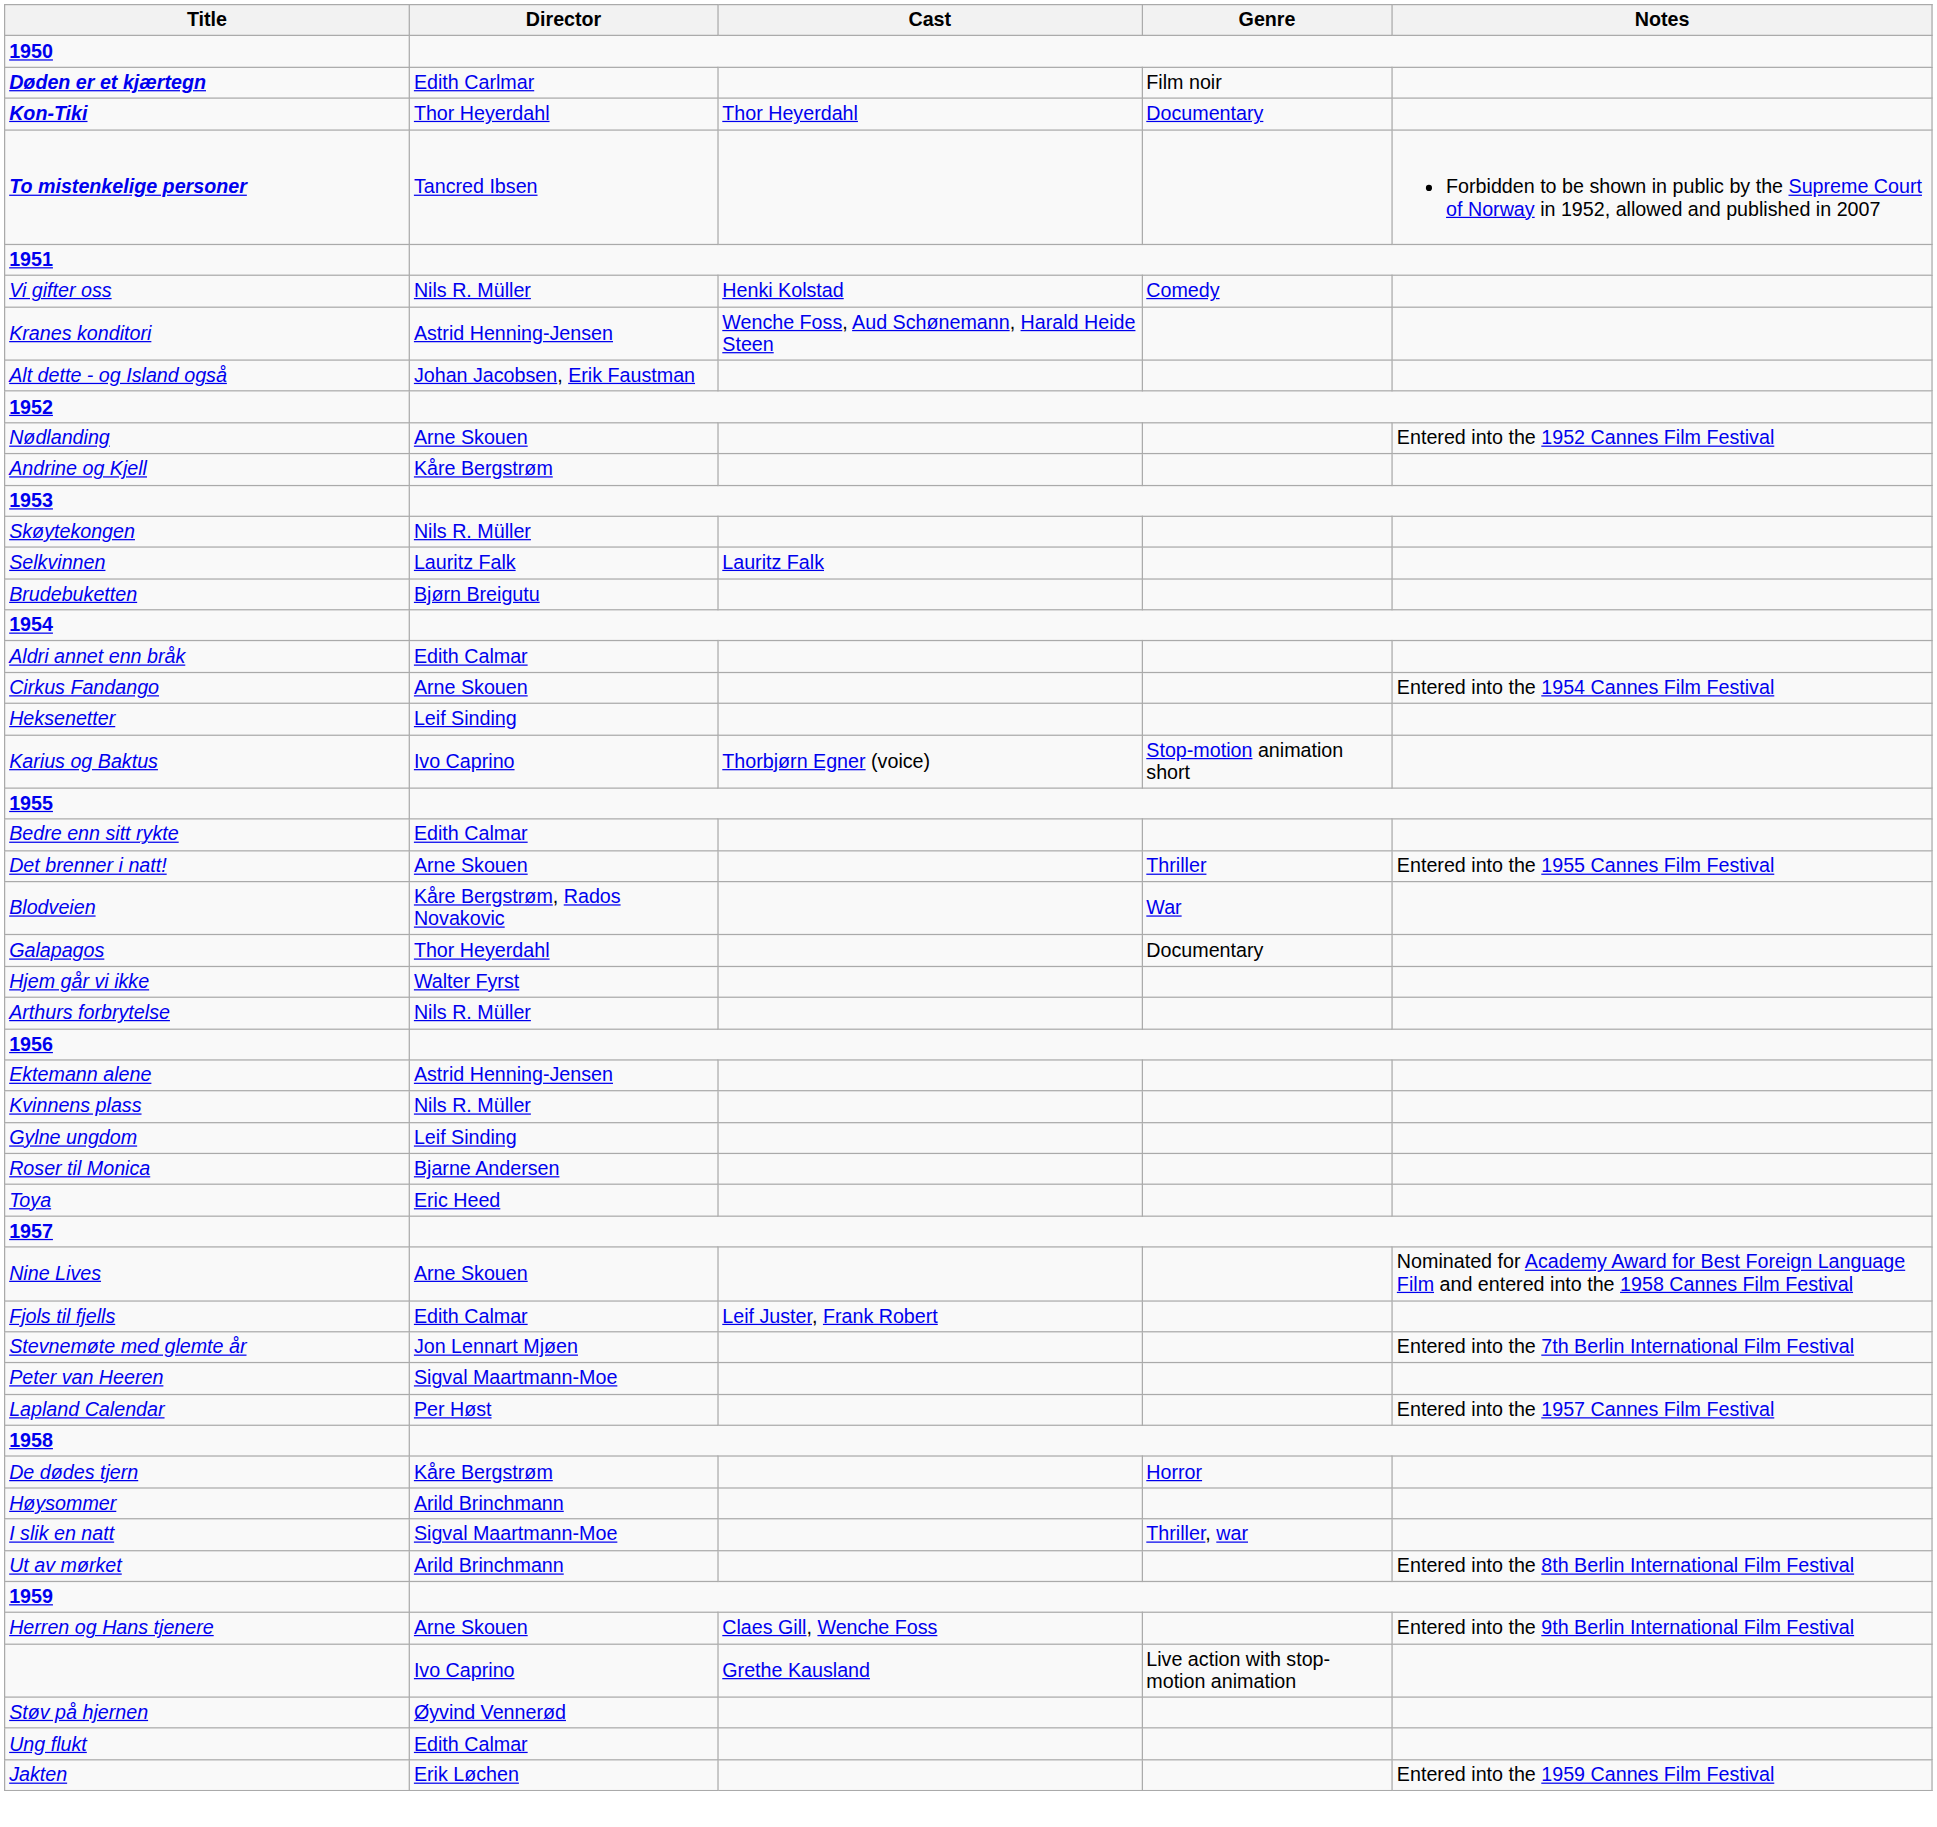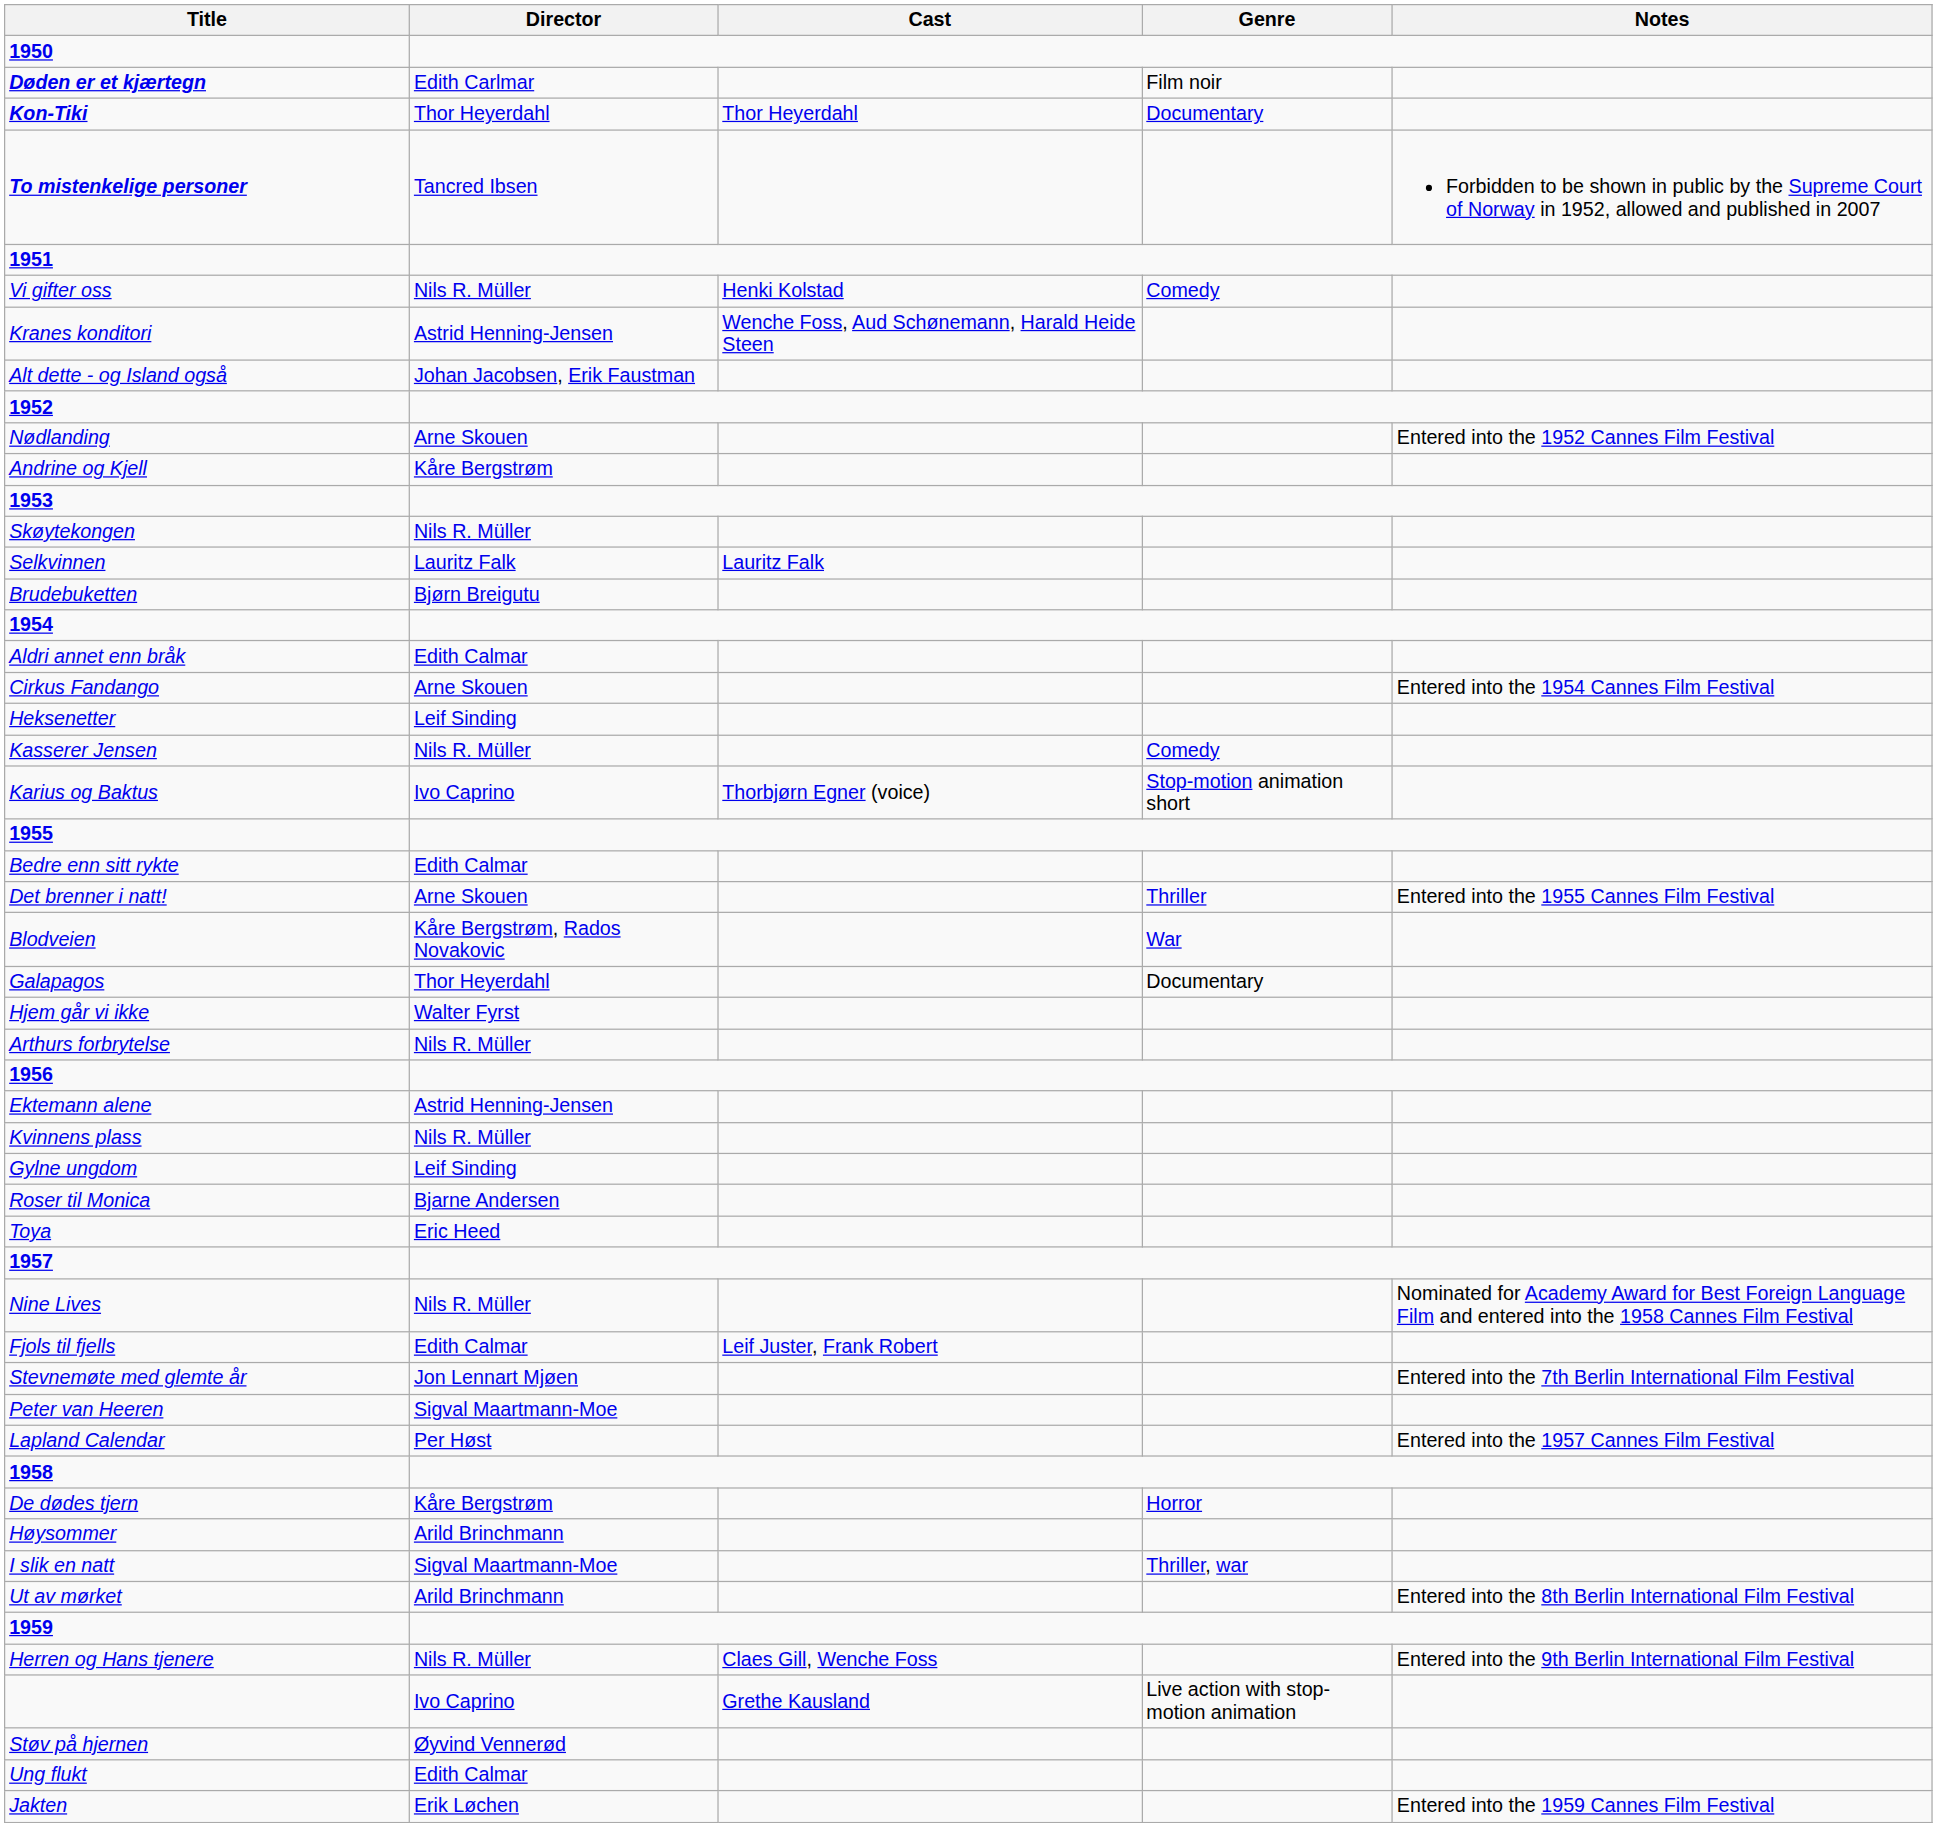+ row: (83, 750)
(471, 1273) Arne Skouen -> (472, 1304) Nils R. Müller
(471, 1628) Arne Skouen -> (472, 1659) Nils R. Müller
